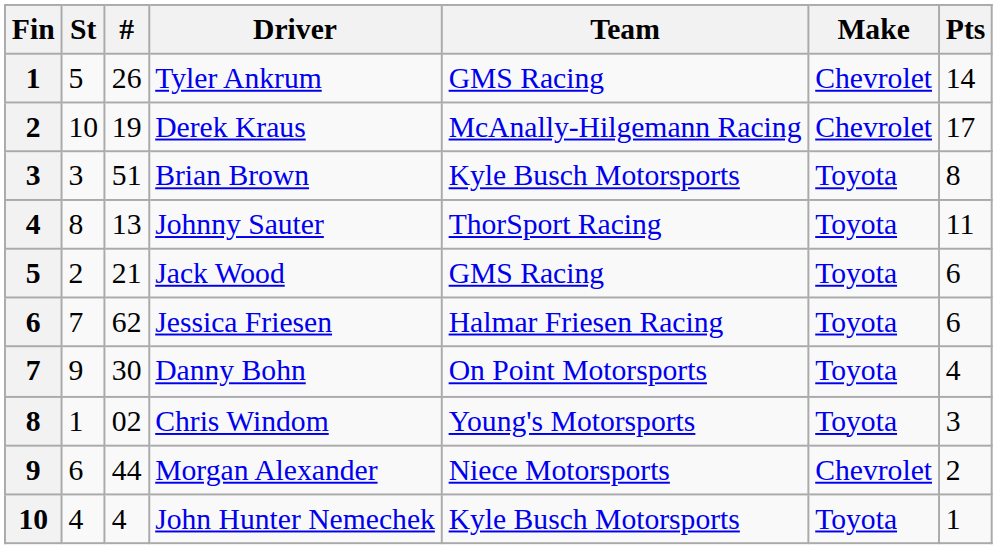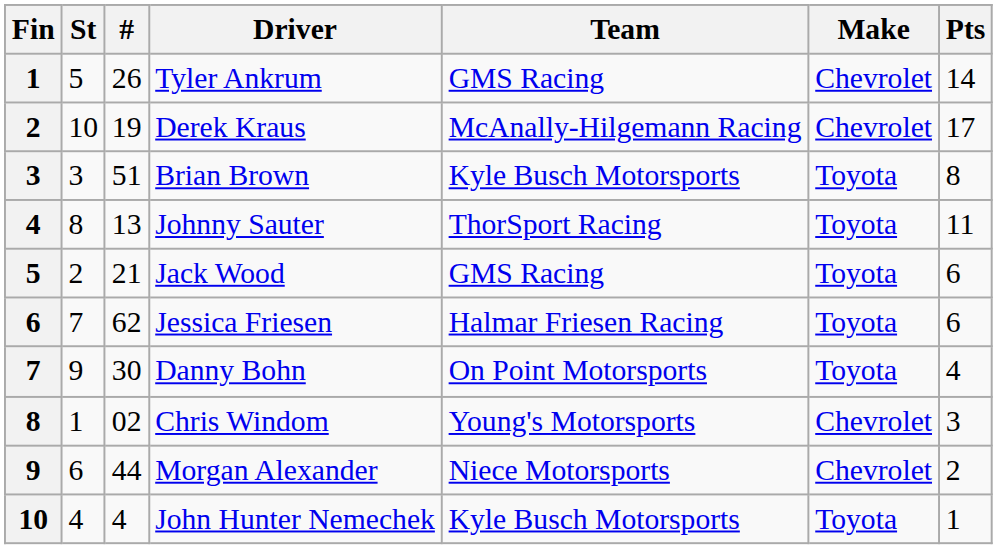(856, 420) Toyota -> (874, 420) Chevrolet
